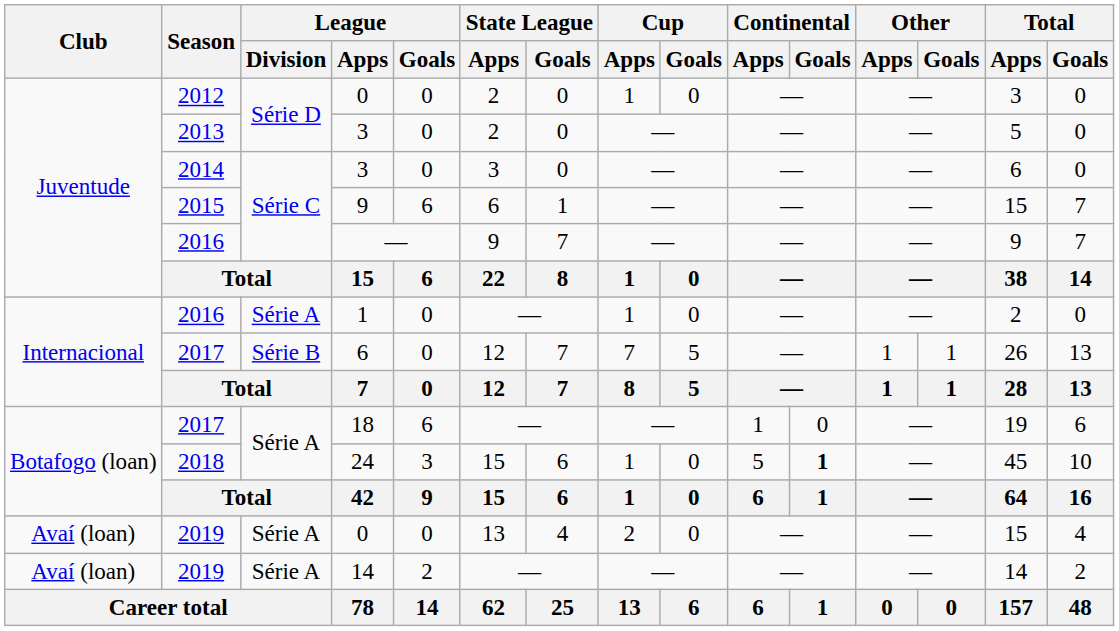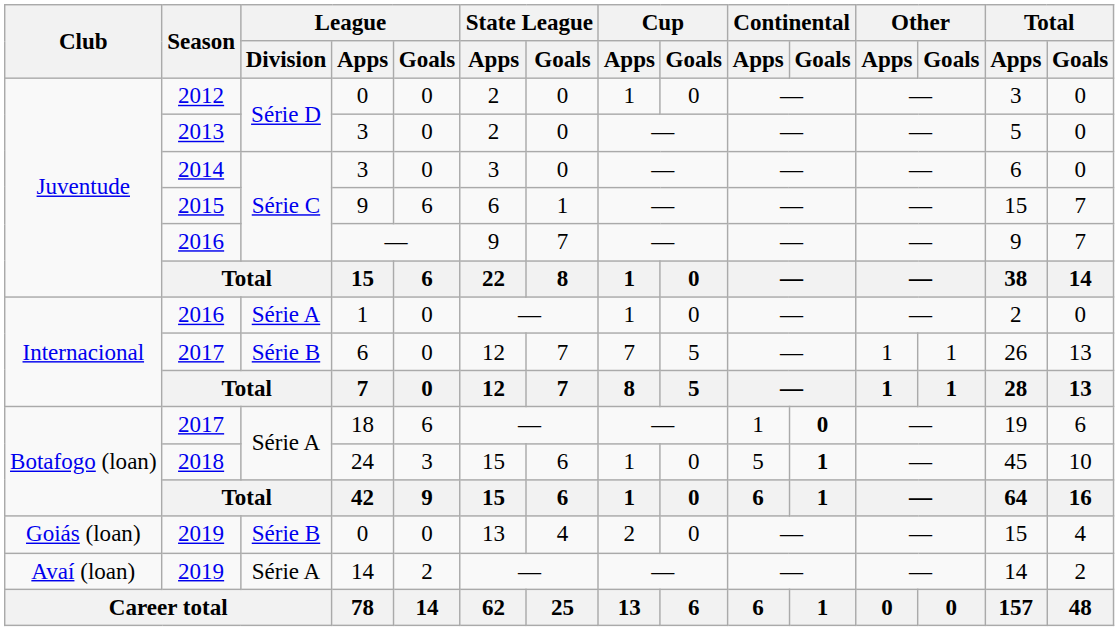(823, 424) normal -> (823, 424) bold
(83, 534) Avaí (loan) -> (83, 534) Goiás (loan)
(286, 534) Série A -> (286, 534) Série B
